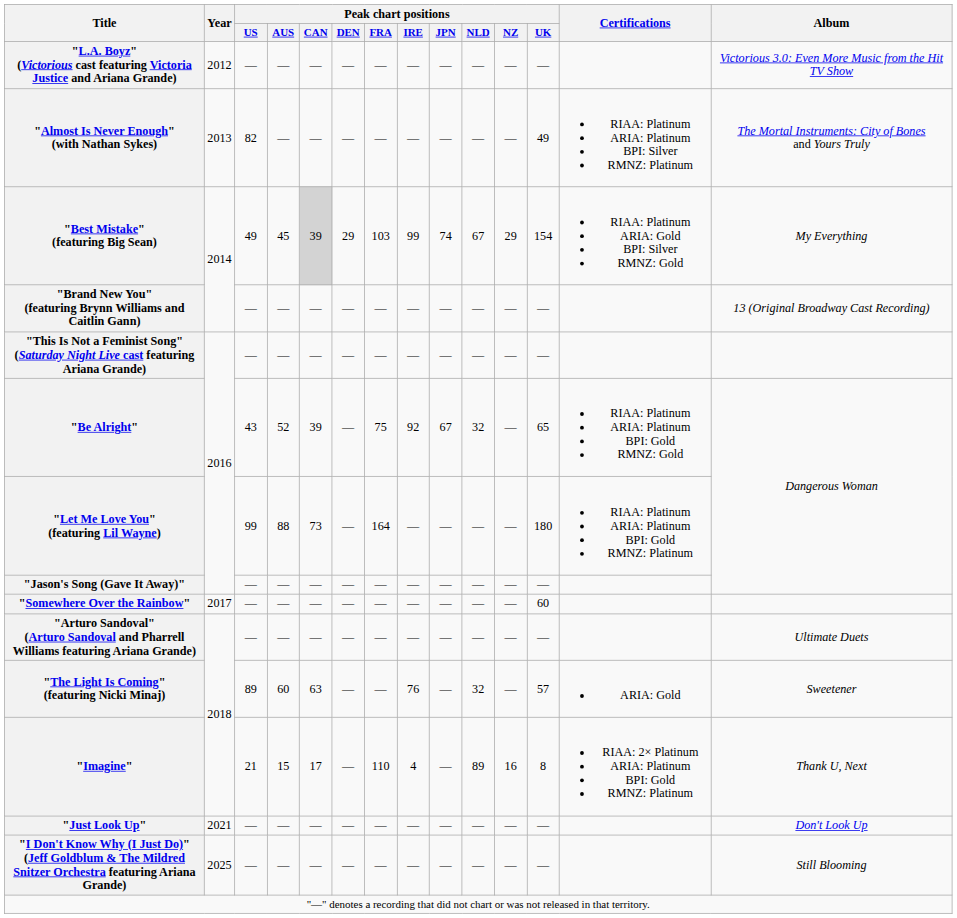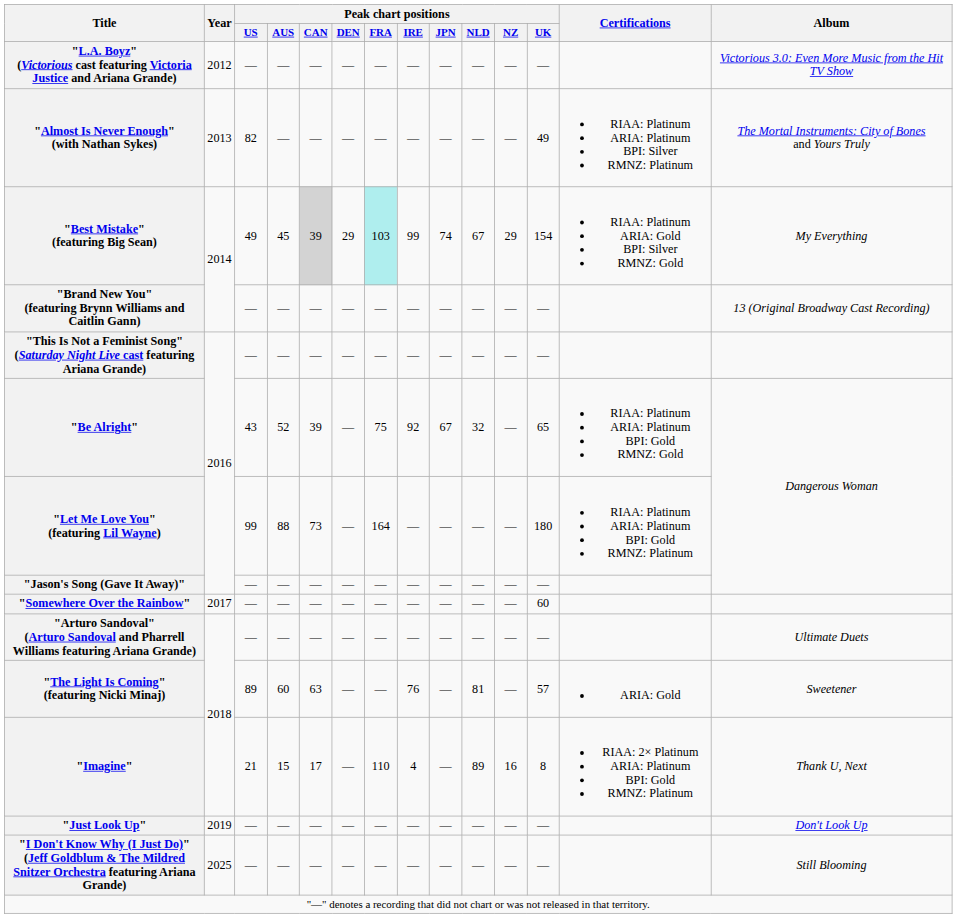(381, 235) no background -> (381, 235) paleturquoise background
(478, 688) 32 -> (478, 688) 81
(220, 825) 2021 -> (220, 825) 2019
